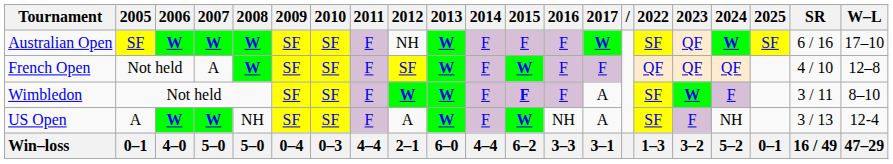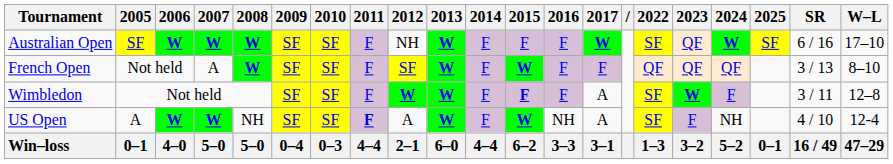(815, 68) 4 / 10 -> (815, 68) 3 / 13
(864, 68) 12–8 -> (864, 68) 8–10
(864, 93) 8–10 -> (864, 93) 12–8
(369, 119) normal -> (369, 119) bold
(815, 119) 3 / 13 -> (815, 119) 4 / 10
